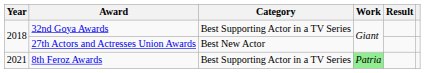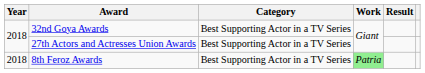(233, 44) Best New Actor -> (276, 44) Best Supporting Actor in a TV Series
(17, 60) 2021 -> (17, 60) 2018
